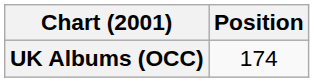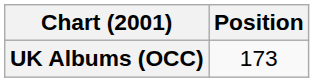(259, 58) 174 -> (259, 58) 173
